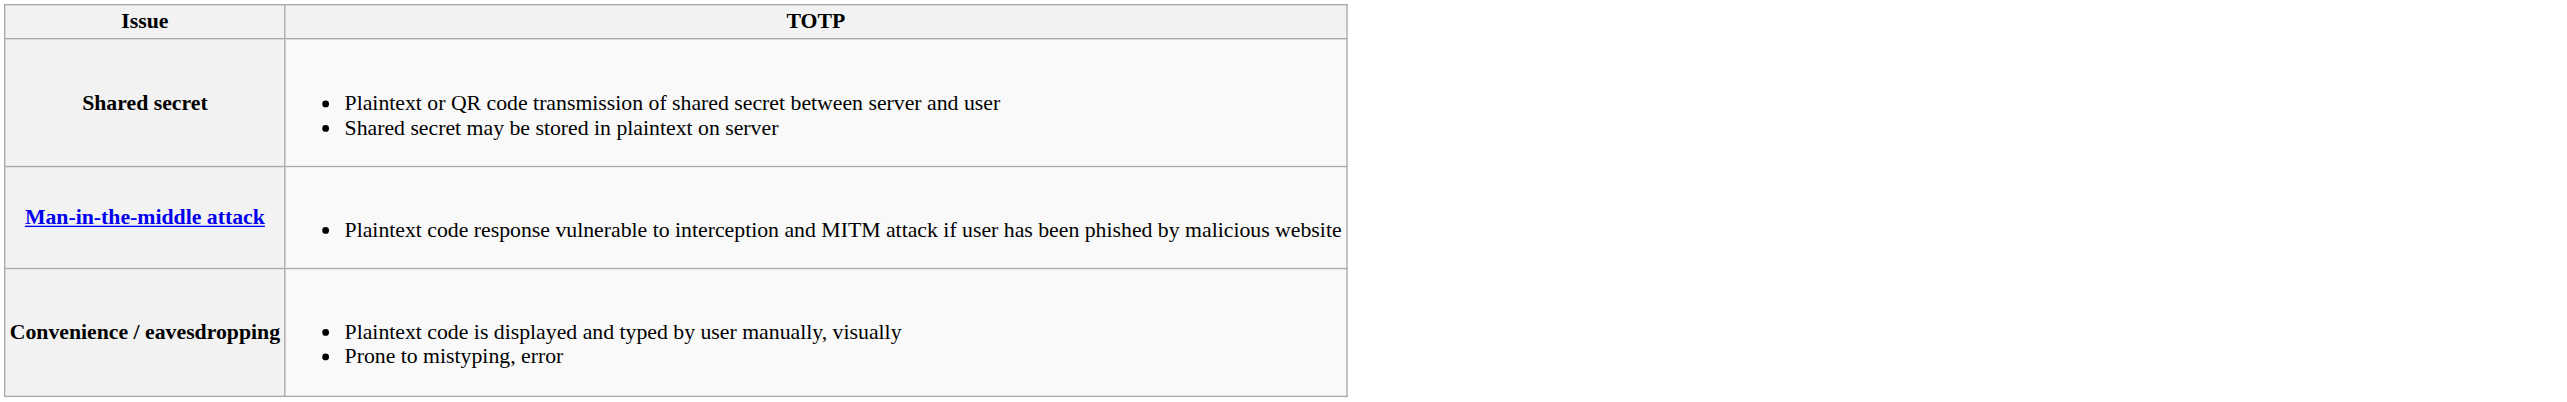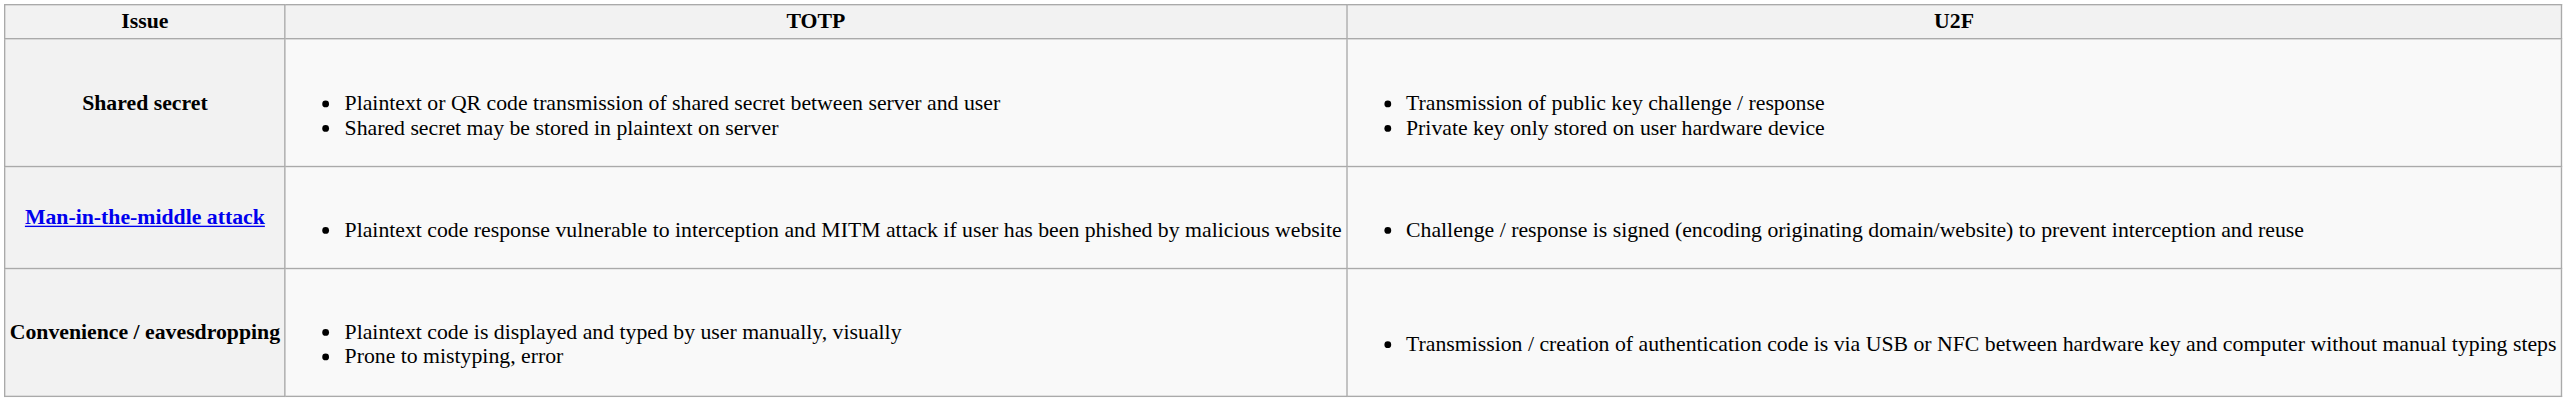+ column: (1954, 21)
